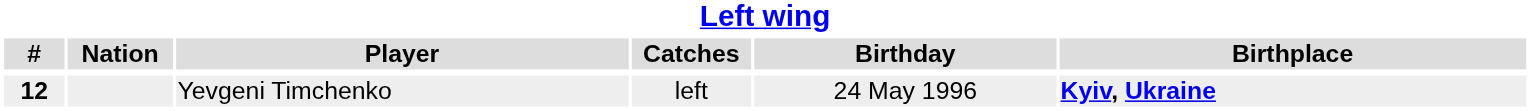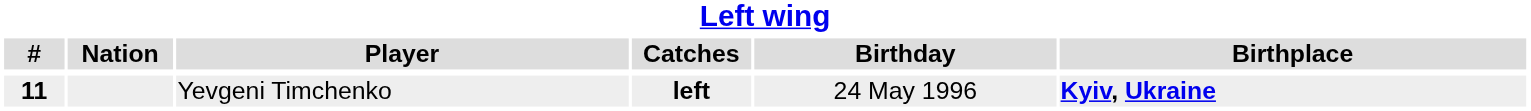(34, 90) 12 -> (34, 90) 11
(691, 90) normal -> (691, 90) bold
